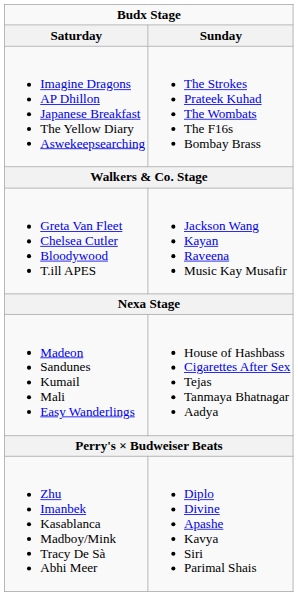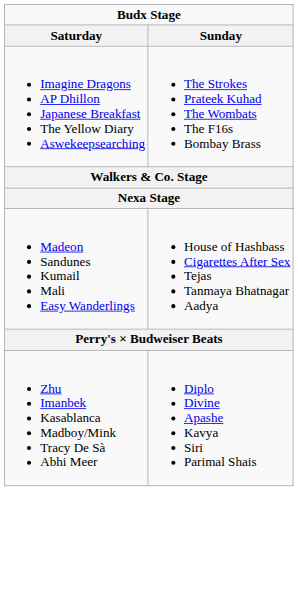- row: (76, 248)
